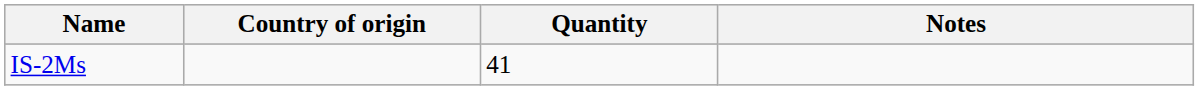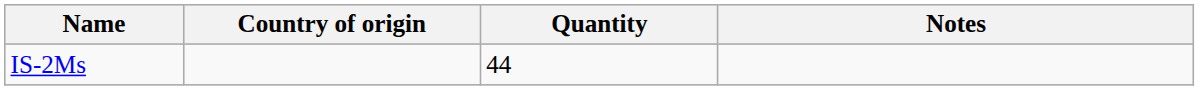(499, 64) 41 -> (499, 64) 44
